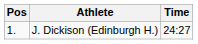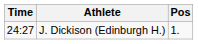columns swapped: (17, 13) <-> (177, 13)
